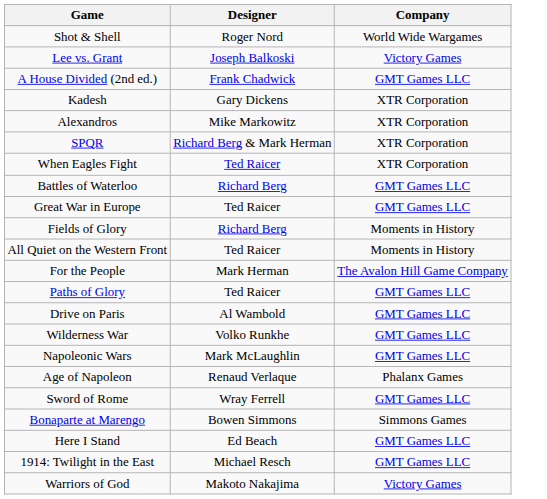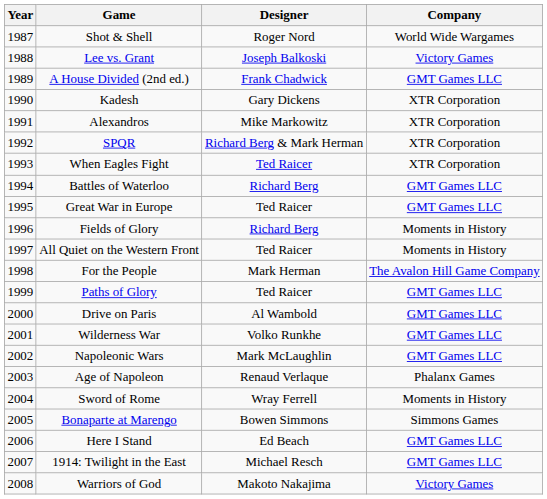+ column: (20, 15)
(423, 398) GMT Games LLC -> (454, 398) Moments in History
